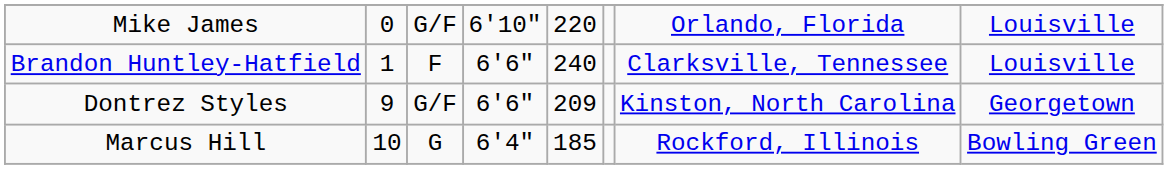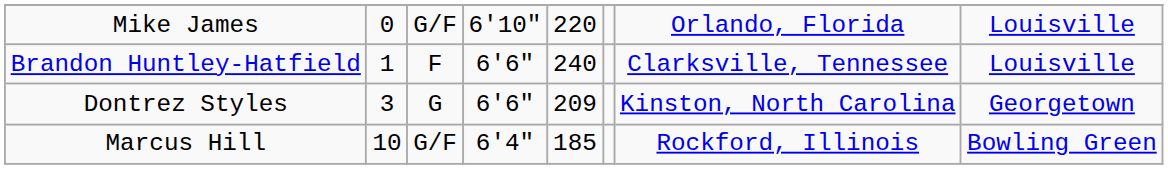(387, 104) 9 -> (387, 104) 3
(435, 104) G/F -> (435, 104) G
(435, 144) G -> (435, 144) G/F
